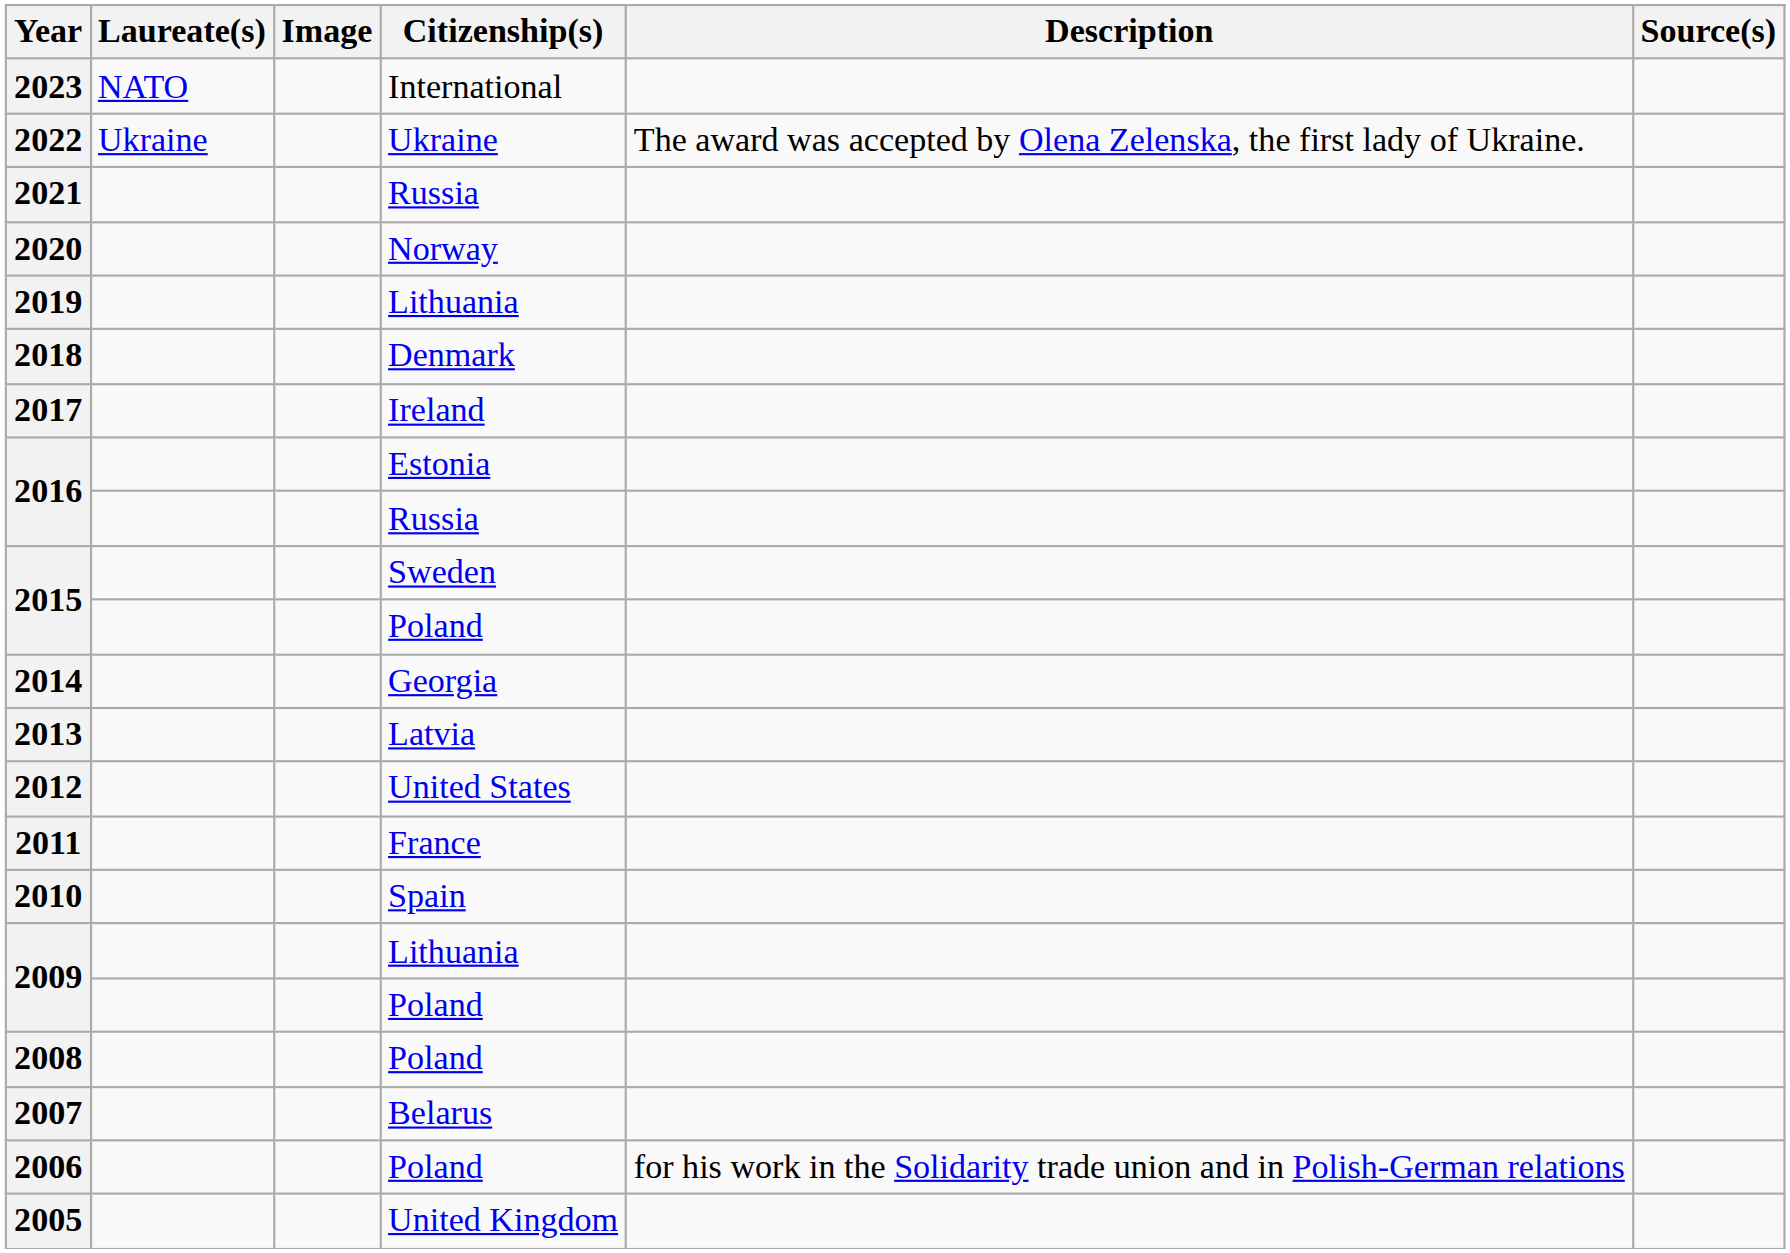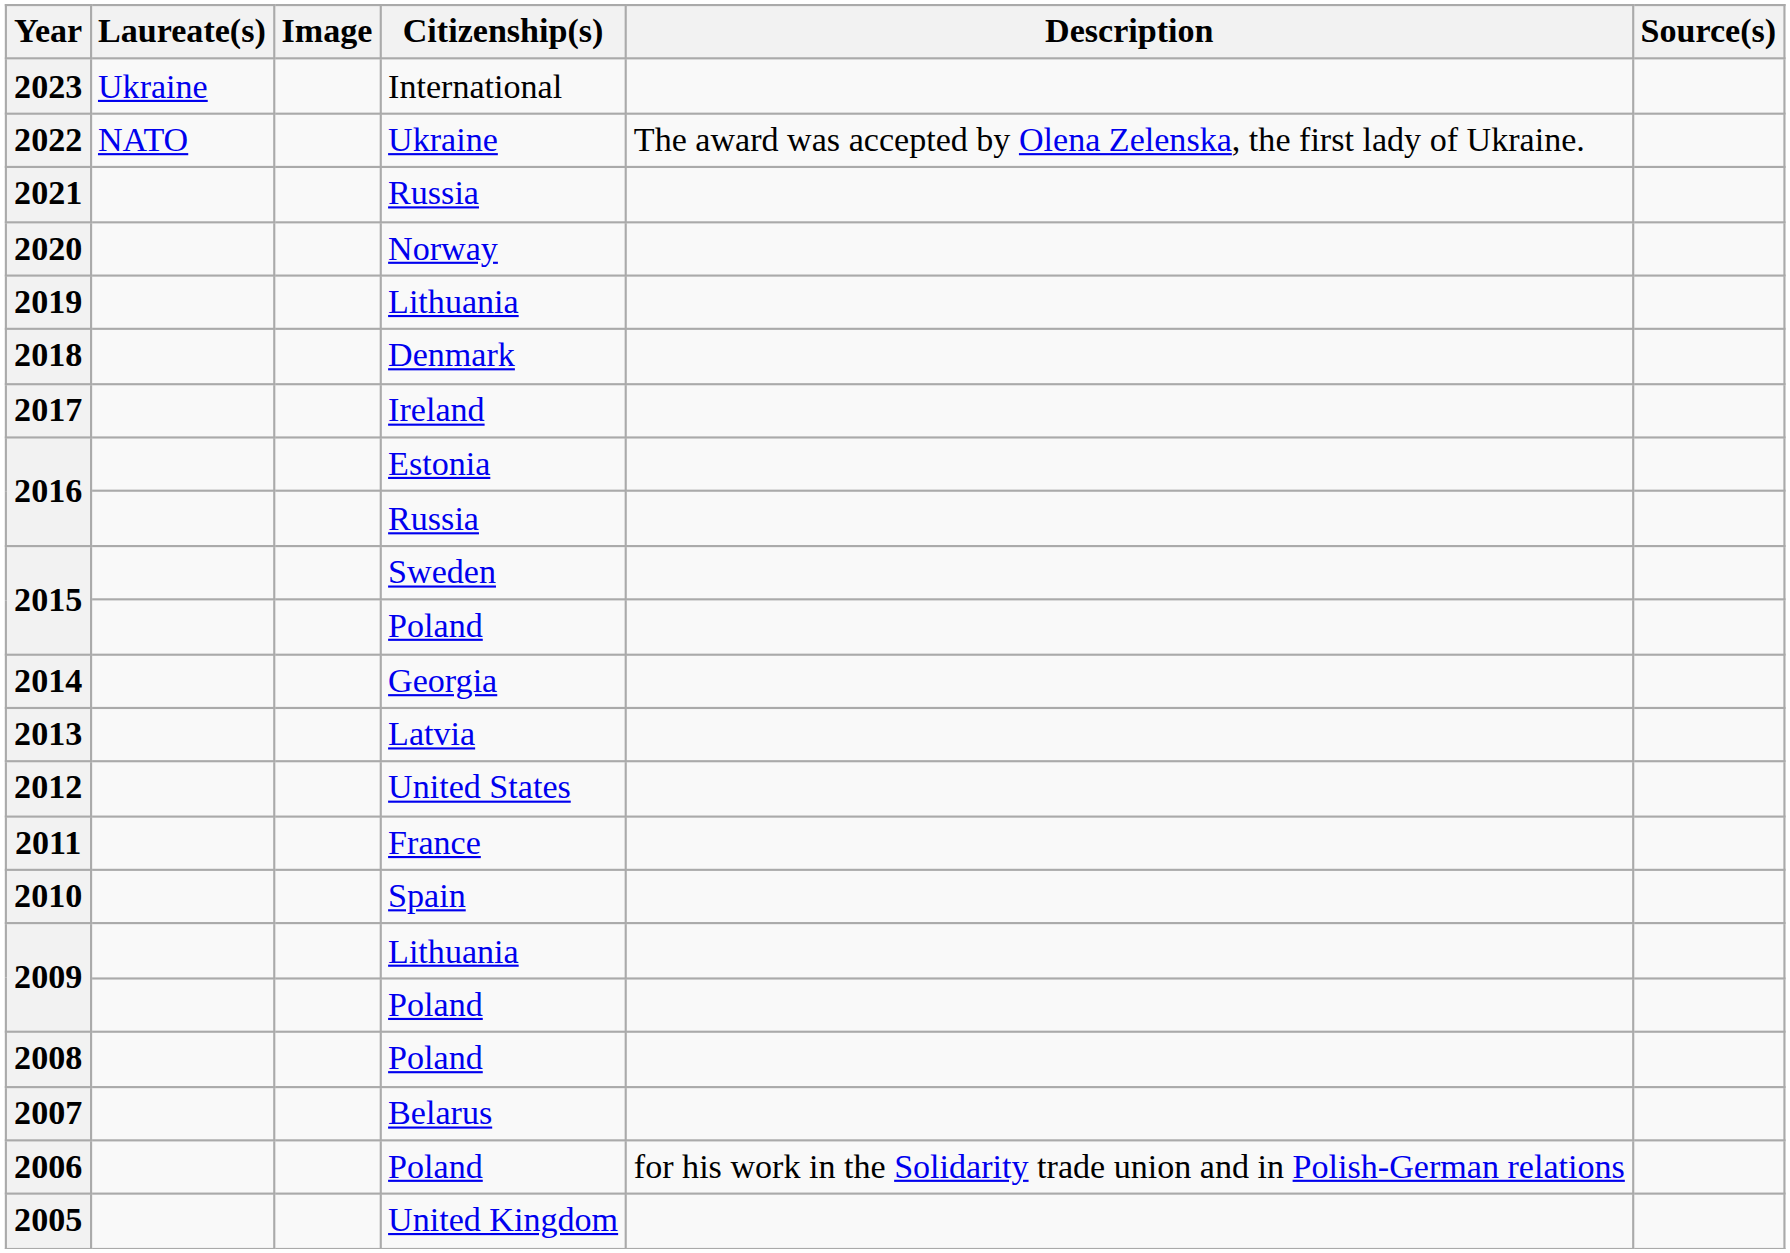(143, 85) NATO -> (153, 85) Ukraine
(153, 139) Ukraine -> (143, 139) NATO
